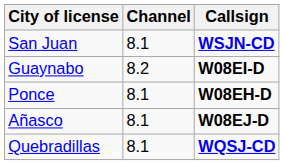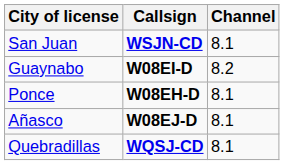columns swapped: (237, 17) <-> (159, 17)
